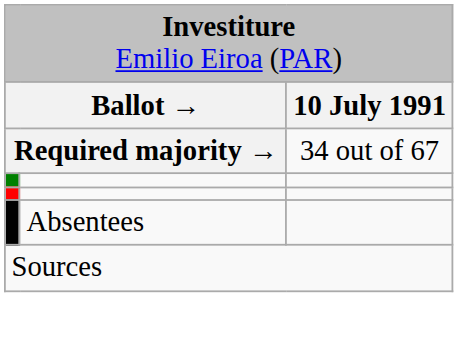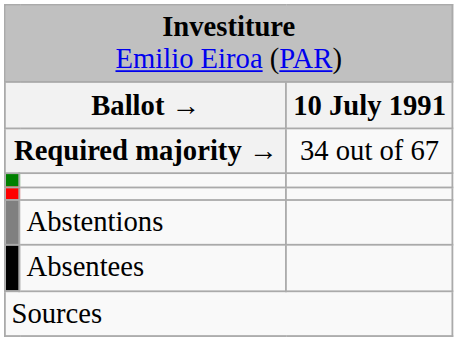+ row: (12, 222)
